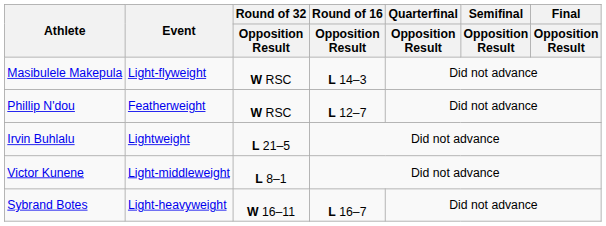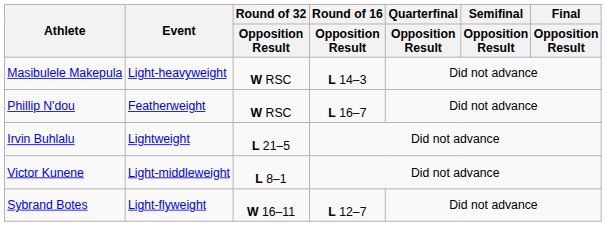(167, 74) Light-flyweight -> (177, 74) Light-heavyweight
(347, 113) L 12–7 -> (347, 113) L 16–7
(177, 205) Light-heavyweight -> (167, 205) Light-flyweight
(347, 212) L 16–7 -> (347, 212) L 12–7
